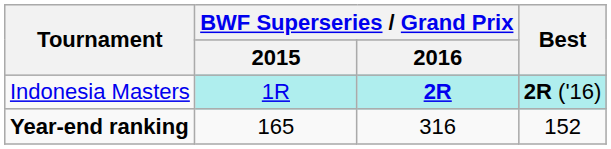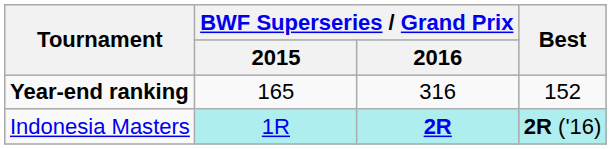rows swapped: (100, 92) <-> (99, 127)
